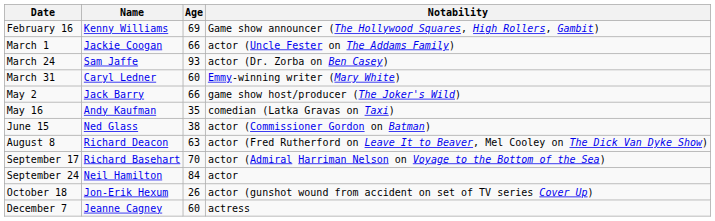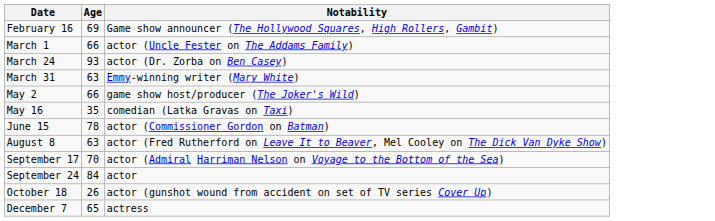- column: (132, 13)
(194, 78) 60 -> (93, 78) 63
(194, 127) 38 -> (93, 127) 78
(194, 208) 60 -> (93, 208) 65
